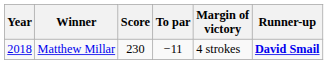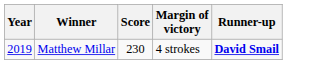- column: (173, 22)
(20, 49) 2018 -> (20, 49) 2019
